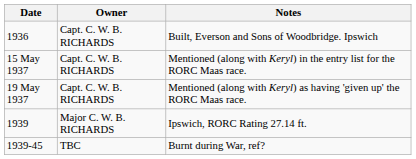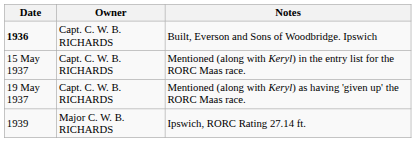(18, 36) normal -> (18, 36) bold
- row: (217, 146)
